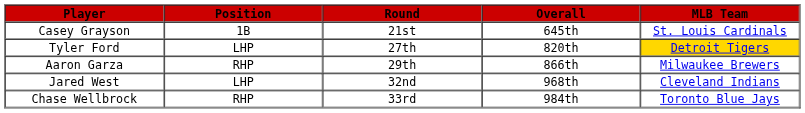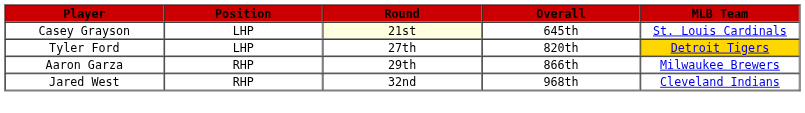(243, 31) 1B -> (243, 31) LHP
(402, 31) no background -> (402, 31) lightyellow background
(243, 82) LHP -> (243, 82) RHP
- row: (84, 99)
